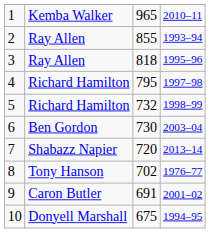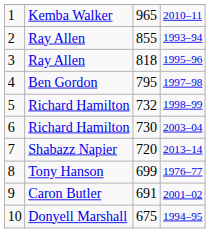(79, 82) Richard Hamilton -> (63, 82) Ben Gordon
(63, 127) Ben Gordon -> (79, 127) Richard Hamilton
(147, 171) 702 -> (147, 171) 699
